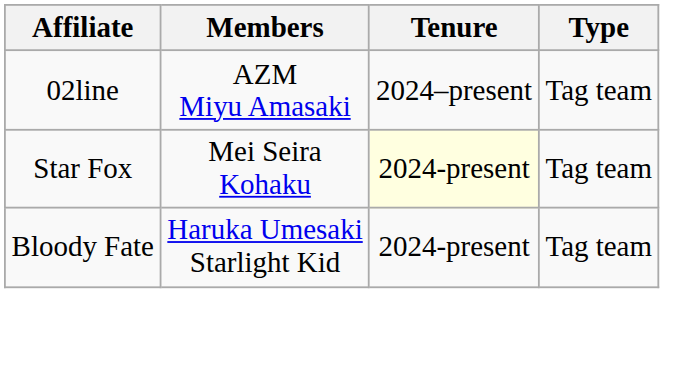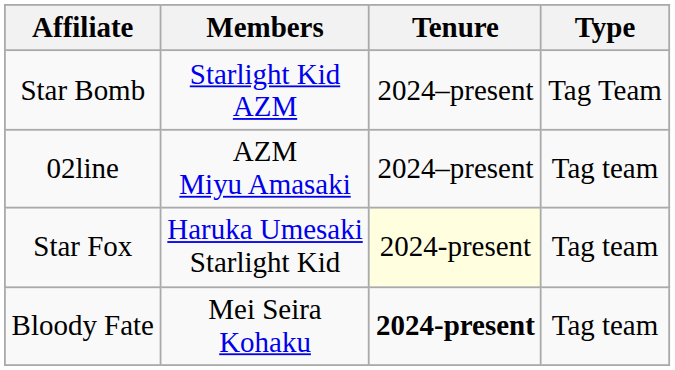+ row: (83, 89)
(265, 168) Mei Seira Kohaku -> (265, 246) Haruka Umesaki Starlight Kid
(265, 246) Haruka Umesaki Starlight Kid -> (265, 325) Mei Seira Kohaku
(454, 246) normal -> (455, 325) bold
